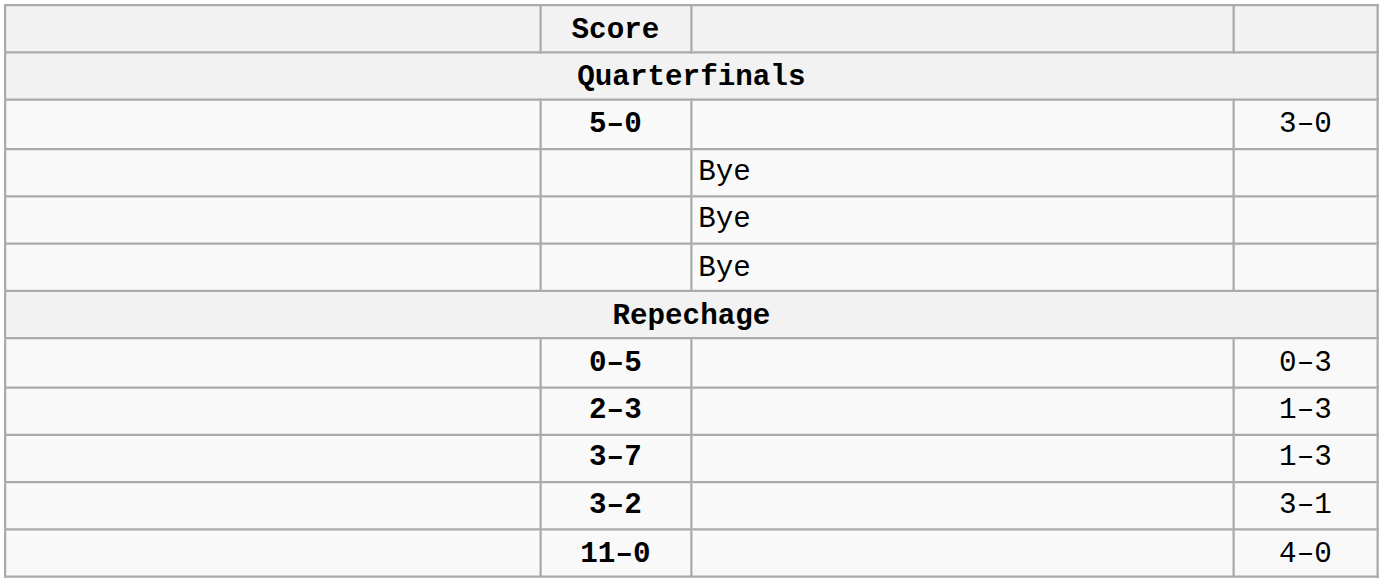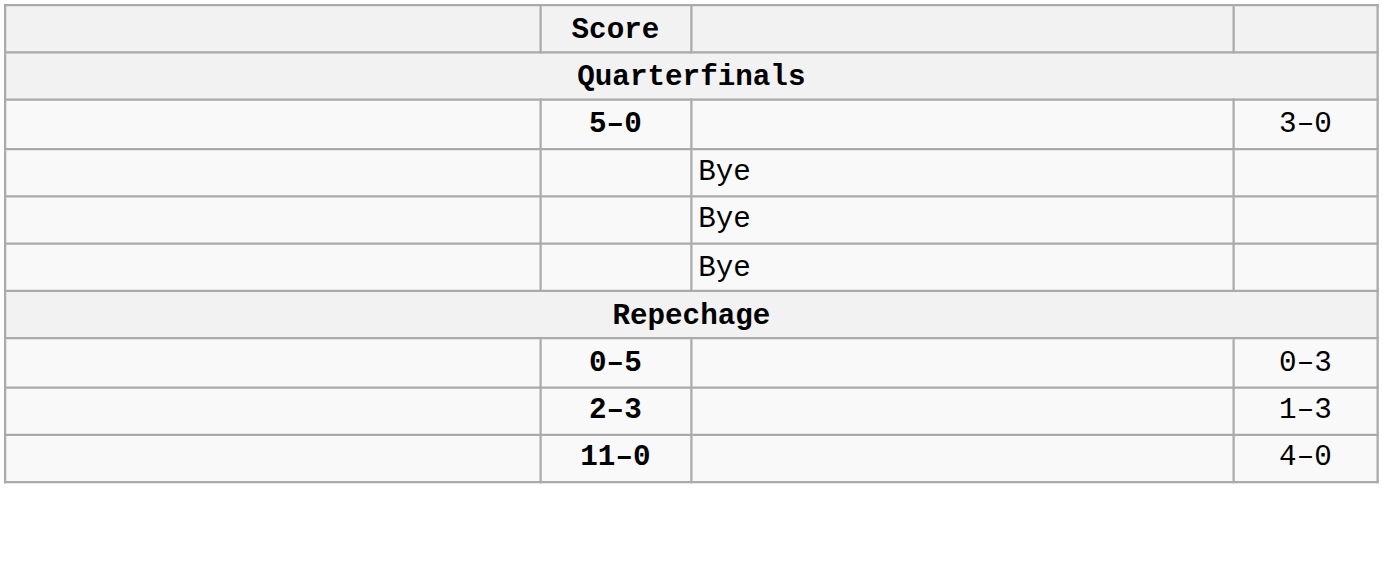- row: (615, 458)
- row: (615, 506)
